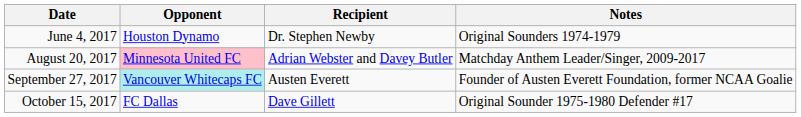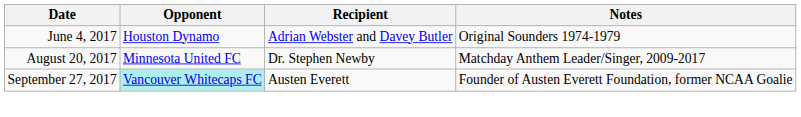(321, 36) Dr. Stephen Newby -> (360, 36) Adrian Webster and Davey Butler
(182, 58) pink background -> (182, 58) no background
(360, 58) Adrian Webster and Davey Butler -> (321, 58) Dr. Stephen Newby
- row: (69, 101)
